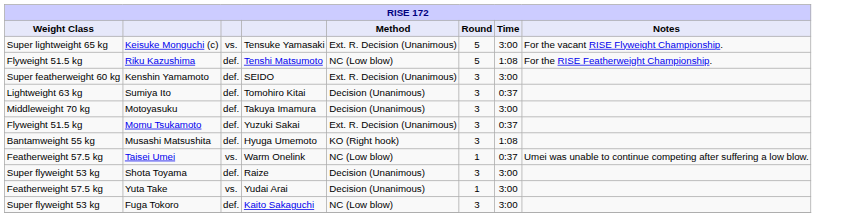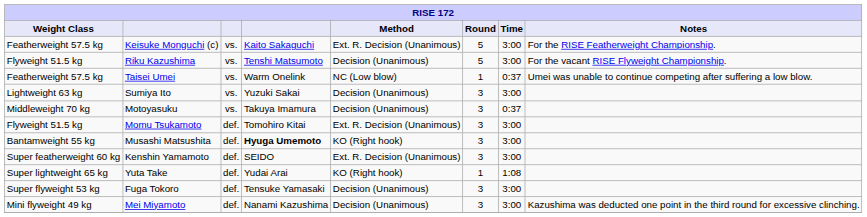(57, 44) Super lightweight 65 kg -> (55, 44) Featherweight 57.5 kg
(284, 44) Tensuke Yamasaki -> (279, 44) Kaito Sakaguchi
(624, 44) For the vacant RISE Flyweight Championship. -> (622, 44) For the RISE Featherweight Championship.
(231, 60) def. -> (231, 60) vs.
(361, 60) NC (Low blow) -> (381, 60) Decision (Unanimous)
(508, 60) 1:08 -> (512, 60) 3:00
(618, 60) For the RISE Featherweight Championship. -> (627, 60) For the vacant RISE Flyweight Championship.
rows swapped: (150, 156) <-> (167, 76)
(231, 92) def. -> (231, 92) vs.
(275, 92) Tomohiro Kitai -> (272, 92) Yuzuki Sakai
(508, 92) 0:37 -> (512, 92) 3:00
(231, 108) def. -> (231, 108) vs.
(508, 108) 3:00 -> (512, 108) 0:37
(272, 124) Yuzuki Sakai -> (275, 124) Tomohiro Kitai
(508, 124) 0:37 -> (512, 124) 3:00
(280, 140) normal -> (283, 140) bold
(508, 140) 1:08 -> (512, 140) 3:00
- row: (156, 173)
(55, 189) Featherweight 57.5 kg -> (57, 173) Super lightweight 65 kg
(231, 189) vs. -> (231, 173) def.
(377, 189) Decision (Unanimous) -> (368, 173) KO (Right hook)
(508, 189) 3:00 -> (512, 173) 1:08
(279, 205) Kaito Sakaguchi -> (284, 189) Tensuke Yamasaki
(361, 205) NC (Low blow) -> (381, 189) Decision (Unanimous)
+ row: (155, 205)
